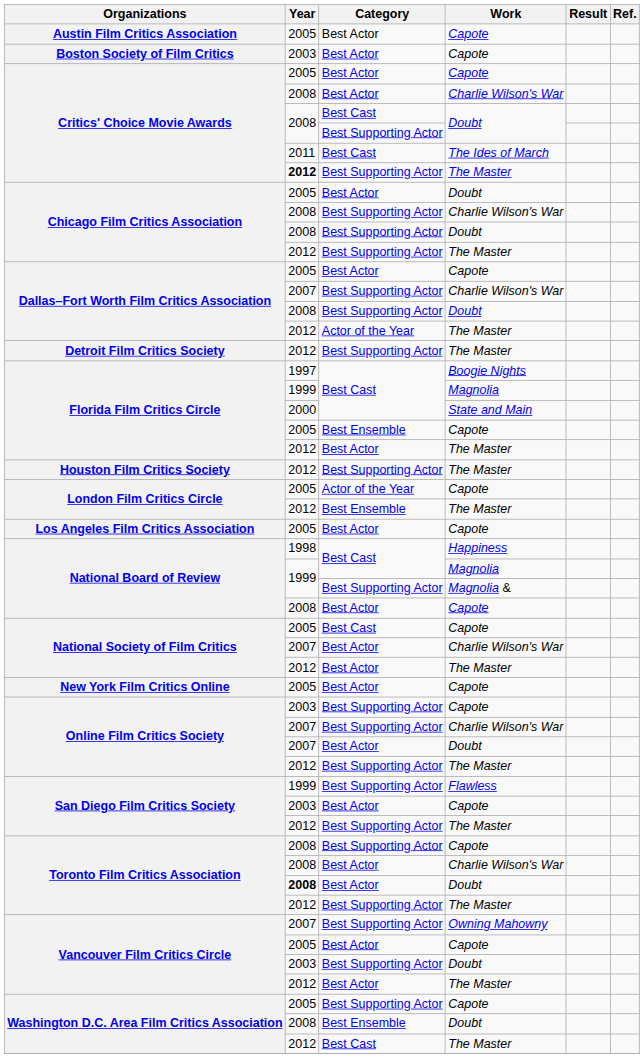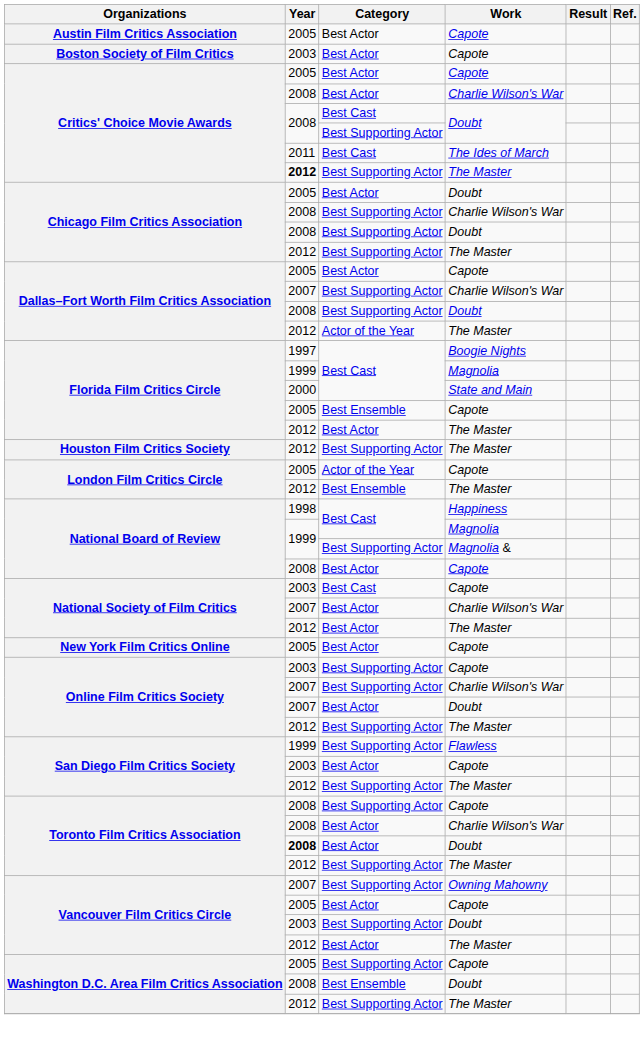- row: (145, 350)
- row: (145, 529)
(302, 627) 2005 -> (302, 588) 2003
(349, 1043) Best Cast -> (382, 1004) Best Supporting Actor
